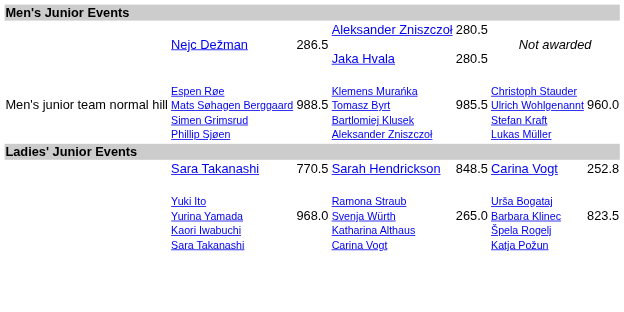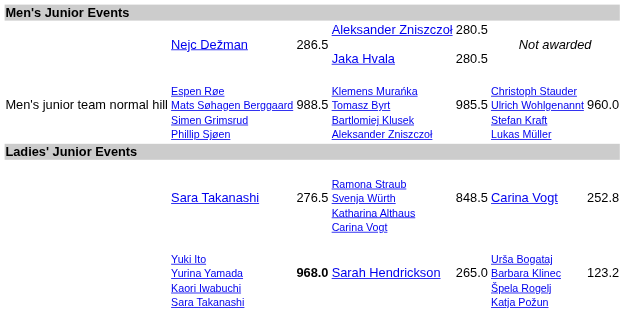(312, 169) 770.5 -> (312, 198) 276.5
(386, 169) Sarah Hendrickson -> (373, 206) Ramona Straub Svenja Würth Katharina Althaus Carina Vogt
(312, 215) normal -> (312, 273) bold
(373, 223) Ramona Straub Svenja Würth Katharina Althaus Carina Vogt -> (386, 273) Sarah Hendrickson
(603, 215) 823.5 -> (603, 273) 123.2
